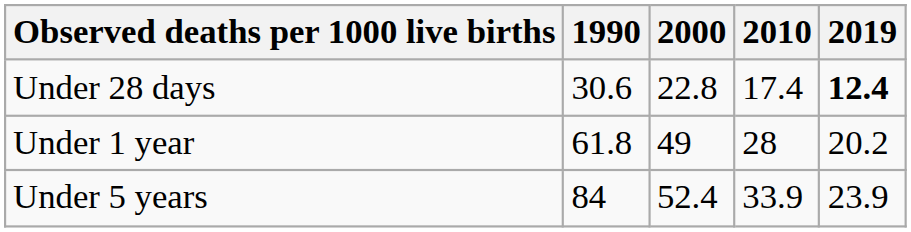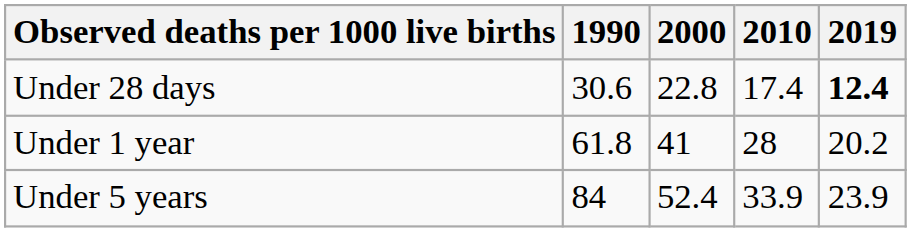(674, 142) 49 -> (674, 142) 41
